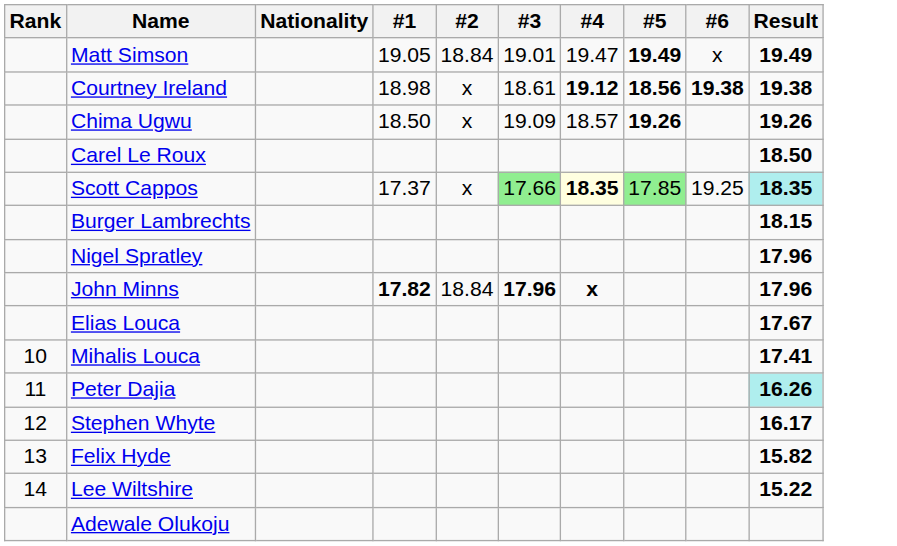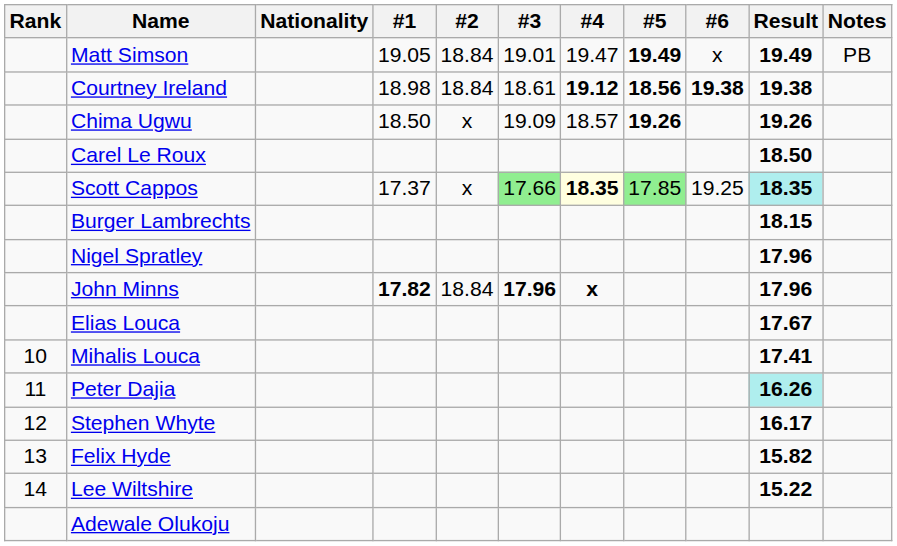+ column: (857, 21)
(467, 88) x -> (467, 88) 18.84
